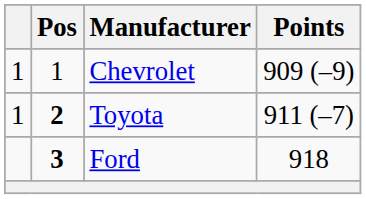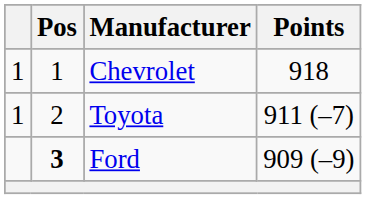(309, 70) 909 (–9) -> (309, 70) 918
(57, 114) bold -> (57, 114) normal
(309, 159) 918 -> (309, 159) 909 (–9)
